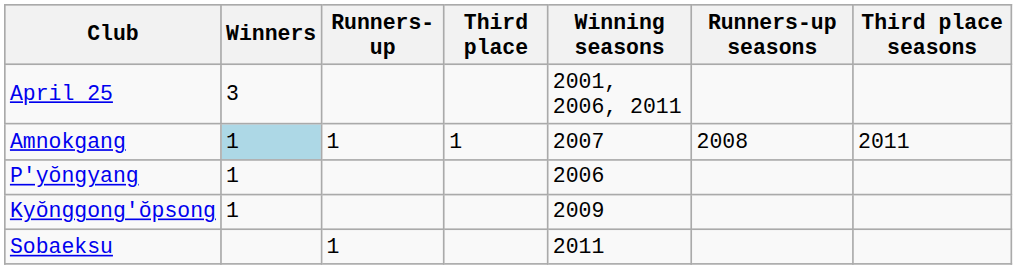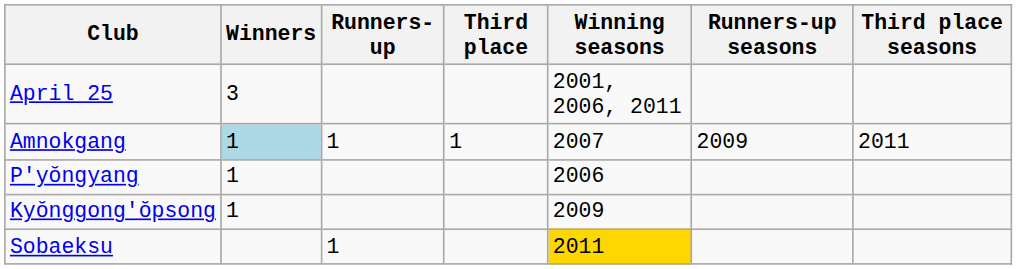(722, 142) 2008 -> (722, 142) 2009
(579, 247) no background -> (579, 247) gold background
